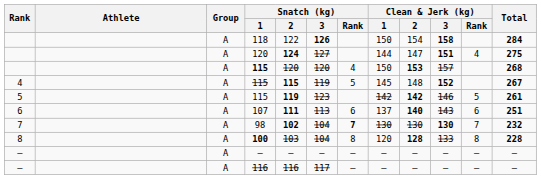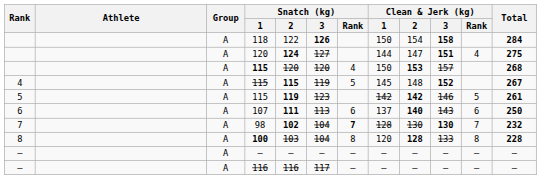(514, 111) 251 -> (514, 111) 250
(384, 125) 130 -> (384, 125) 128
